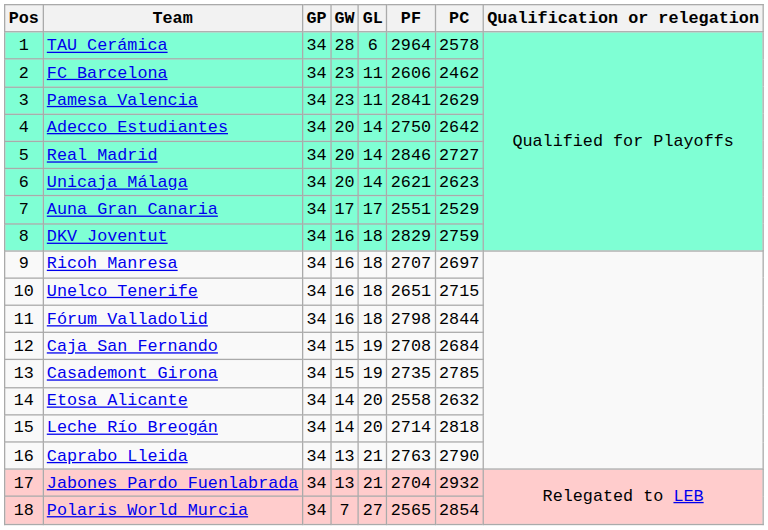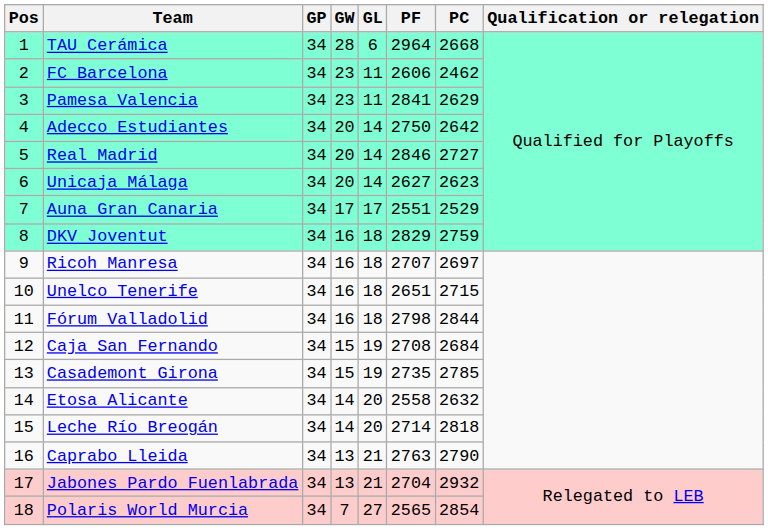(459, 46) 2578 -> (459, 46) 2668
(411, 182) 2621 -> (411, 182) 2627
